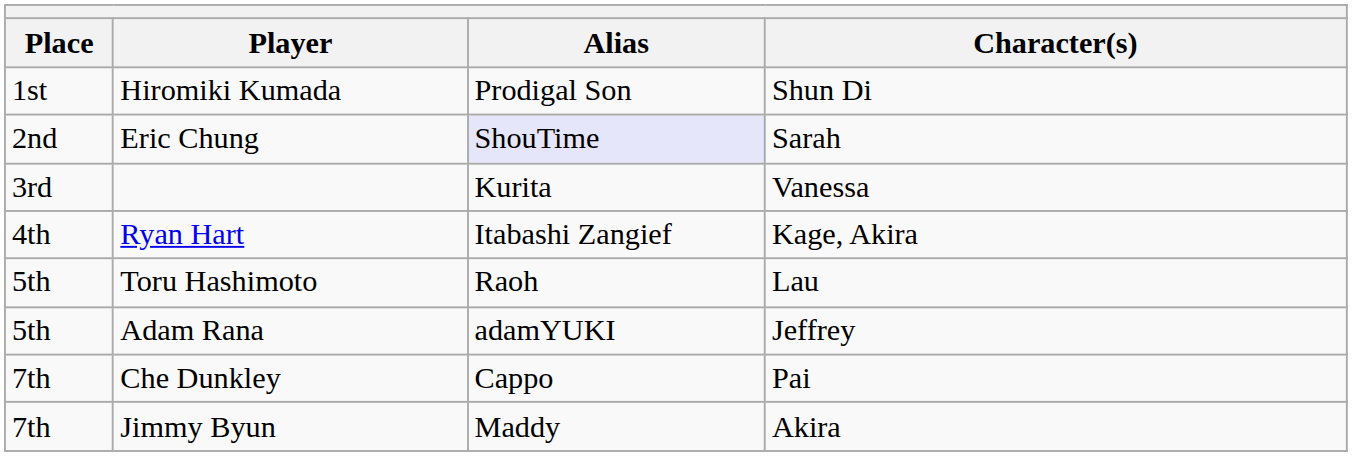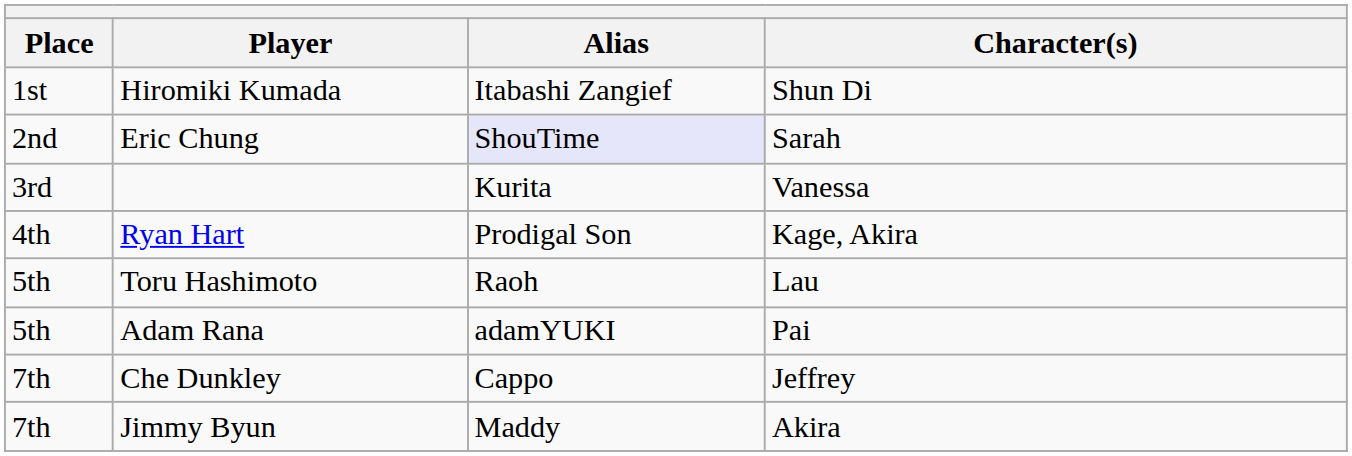(553, 90) Prodigal Son -> (573, 90) Itabashi Zangief
(573, 234) Itabashi Zangief -> (553, 234) Prodigal Son
(814, 330) Jeffrey -> (791, 330) Pai
(791, 378) Pai -> (814, 378) Jeffrey
